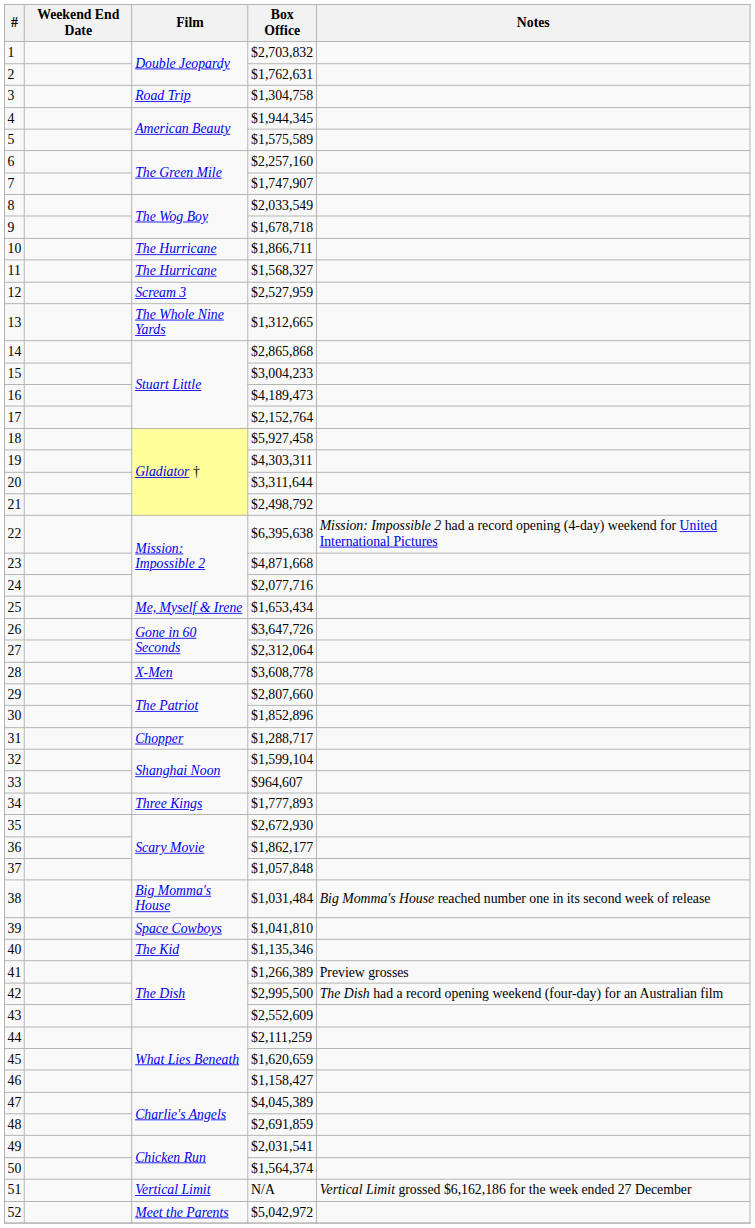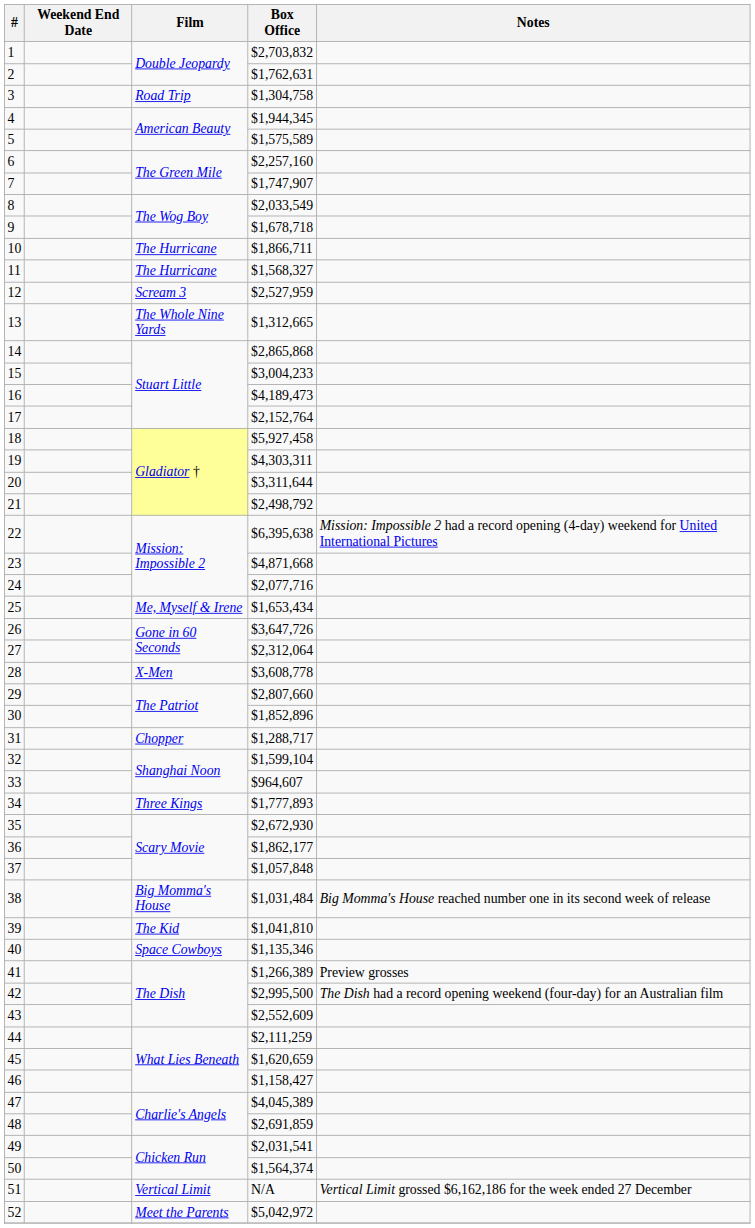(179, 928) Space Cowboys -> (157, 928) The Kid
(157, 950) The Kid -> (179, 950) Space Cowboys
